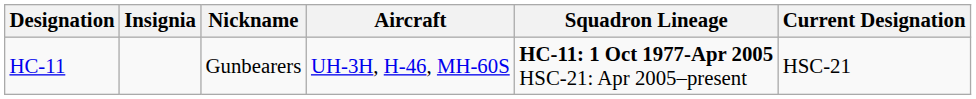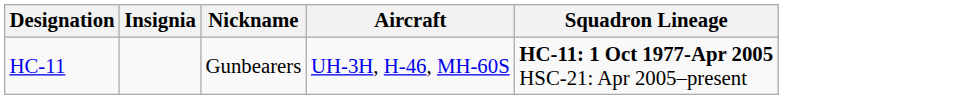- column: (874, 20)
